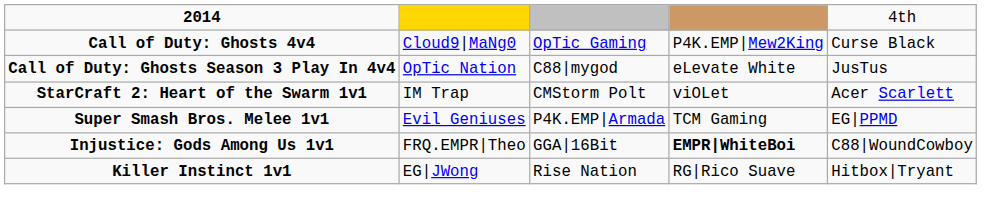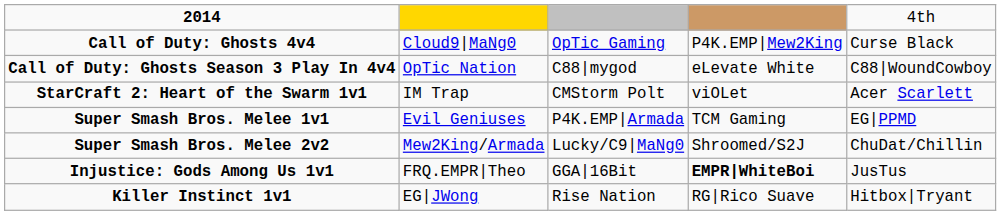(860, 69) JusTus -> (921, 69) C88|WoundCowboy
+ row: (202, 146)
(902, 146) C88|WoundCowboy -> (879, 171) JusTus
